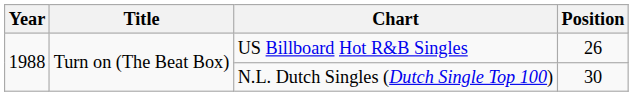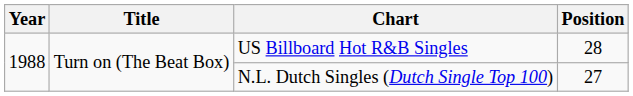(593, 47) 26 -> (593, 47) 28
(593, 76) 30 -> (593, 76) 27
